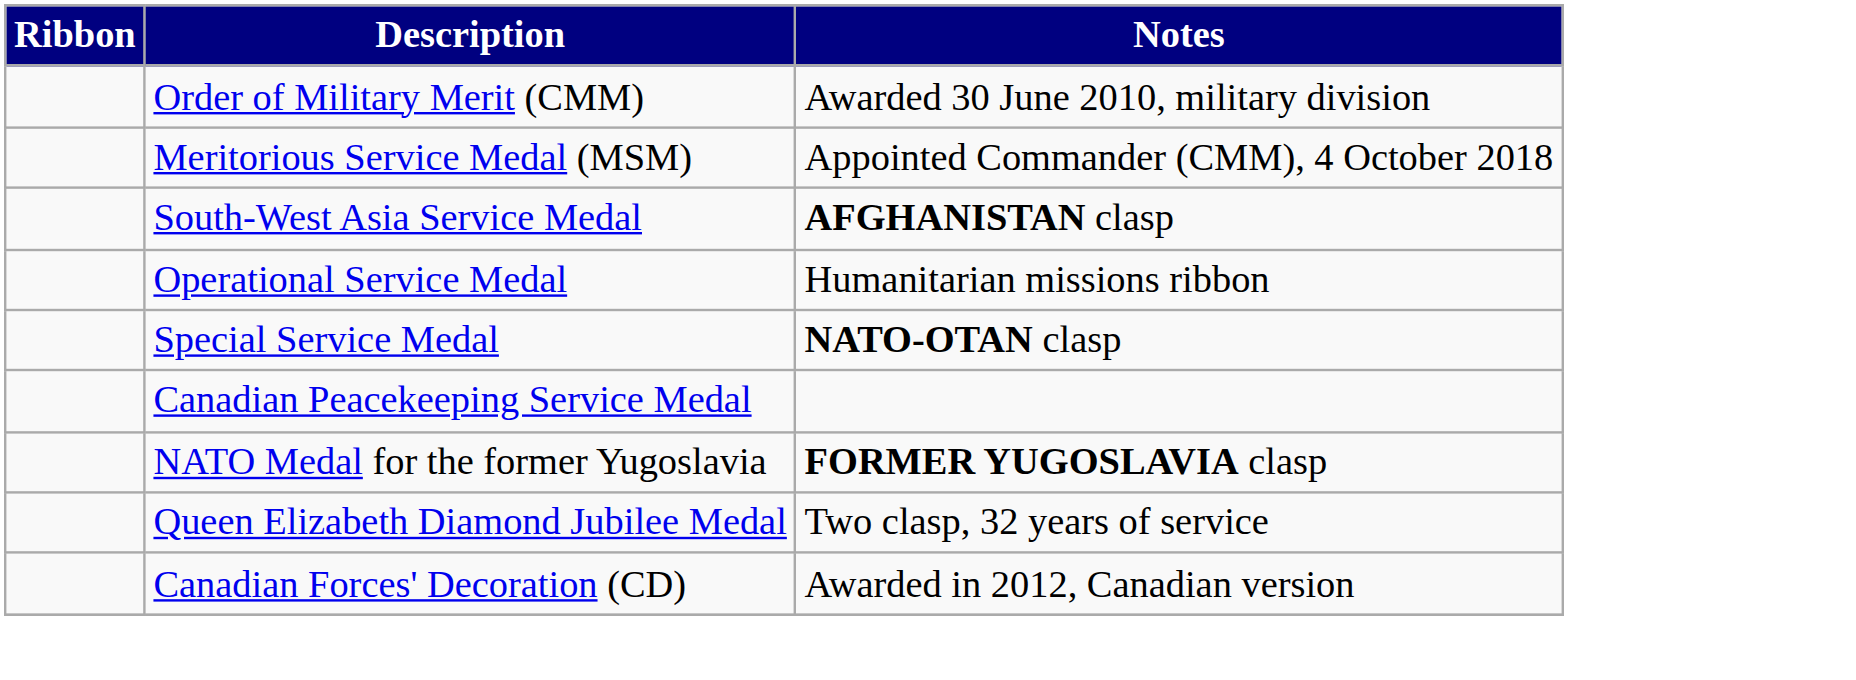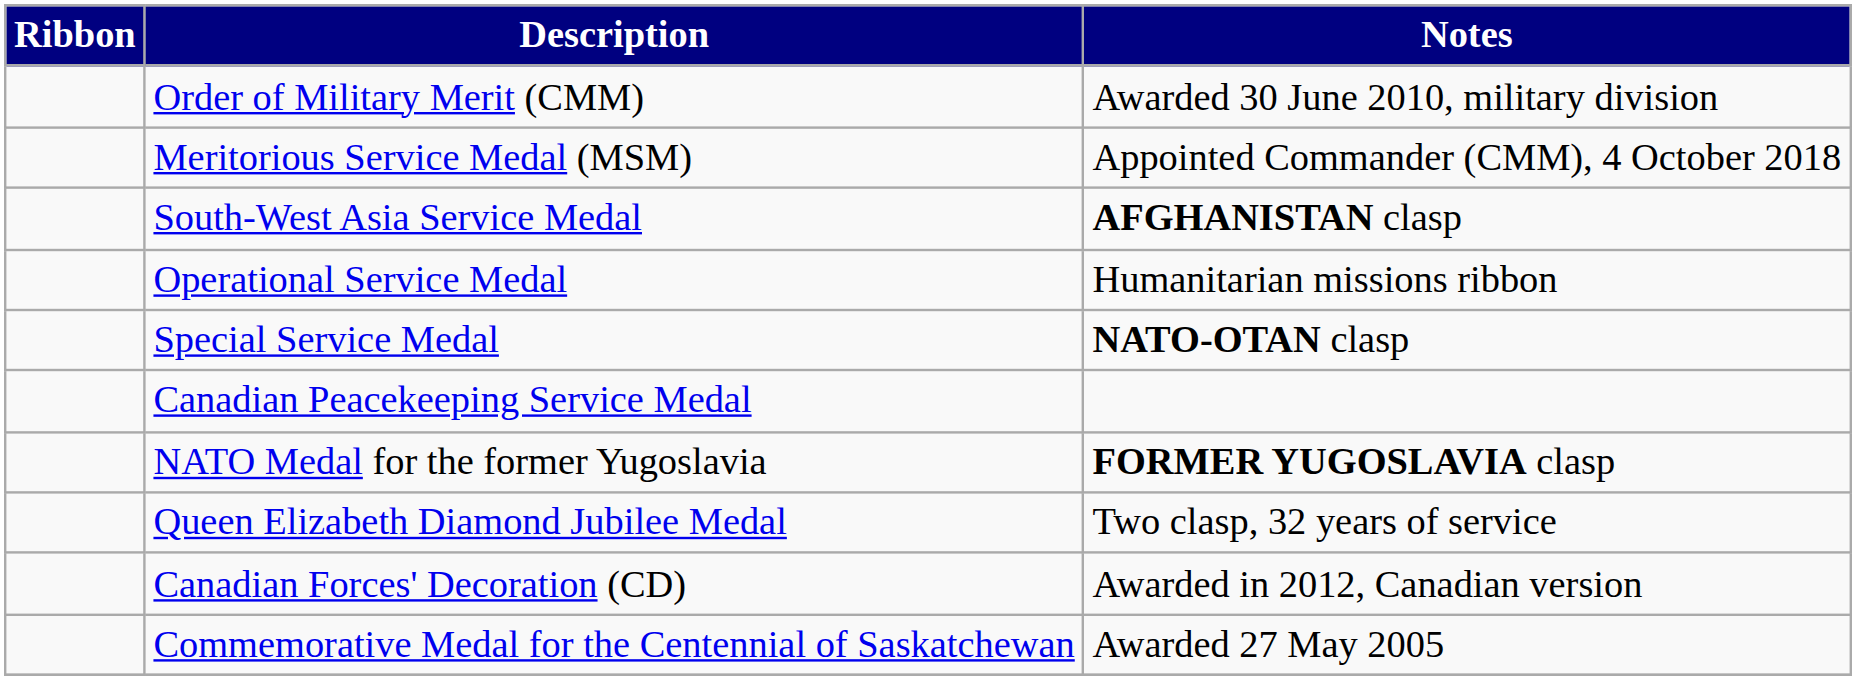+ row: (614, 643)
